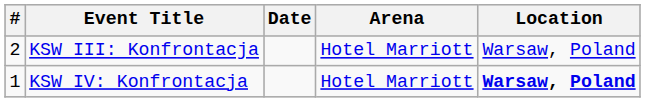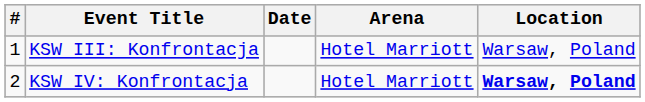(15, 50) 2 -> (15, 50) 1
(15, 81) 1 -> (15, 81) 2
